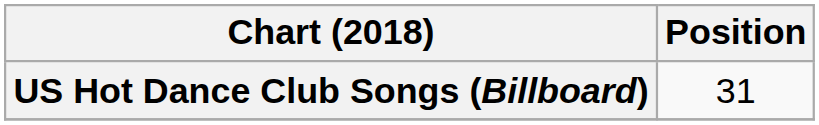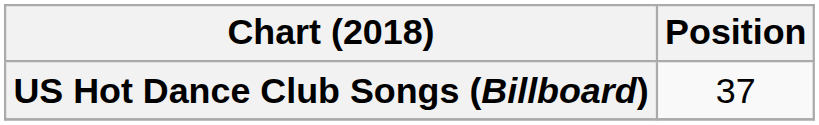(736, 89) 31 -> (736, 89) 37
